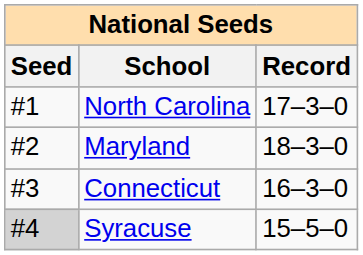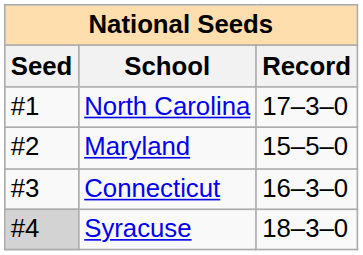(305, 147) 18–3–0 -> (305, 147) 15–5–0
(305, 229) 15–5–0 -> (305, 229) 18–3–0
